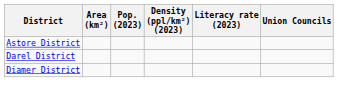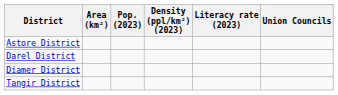+ row: (43, 83)
